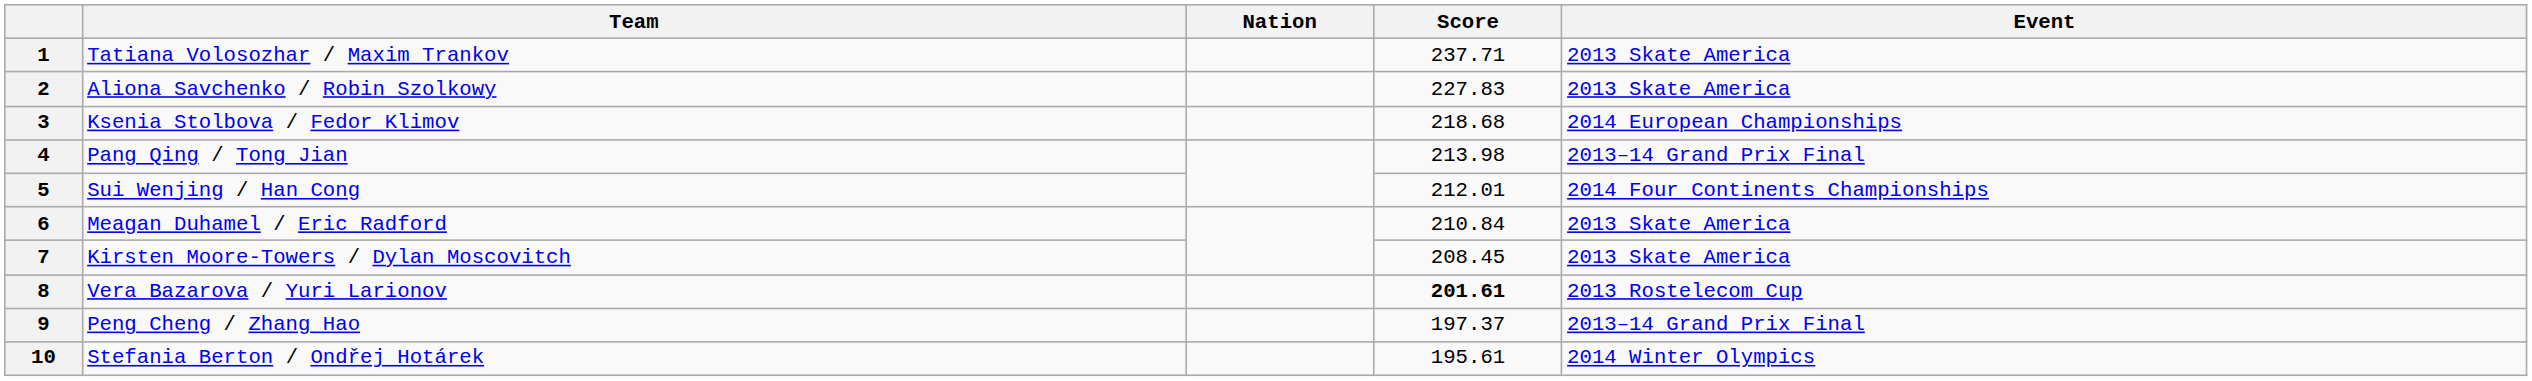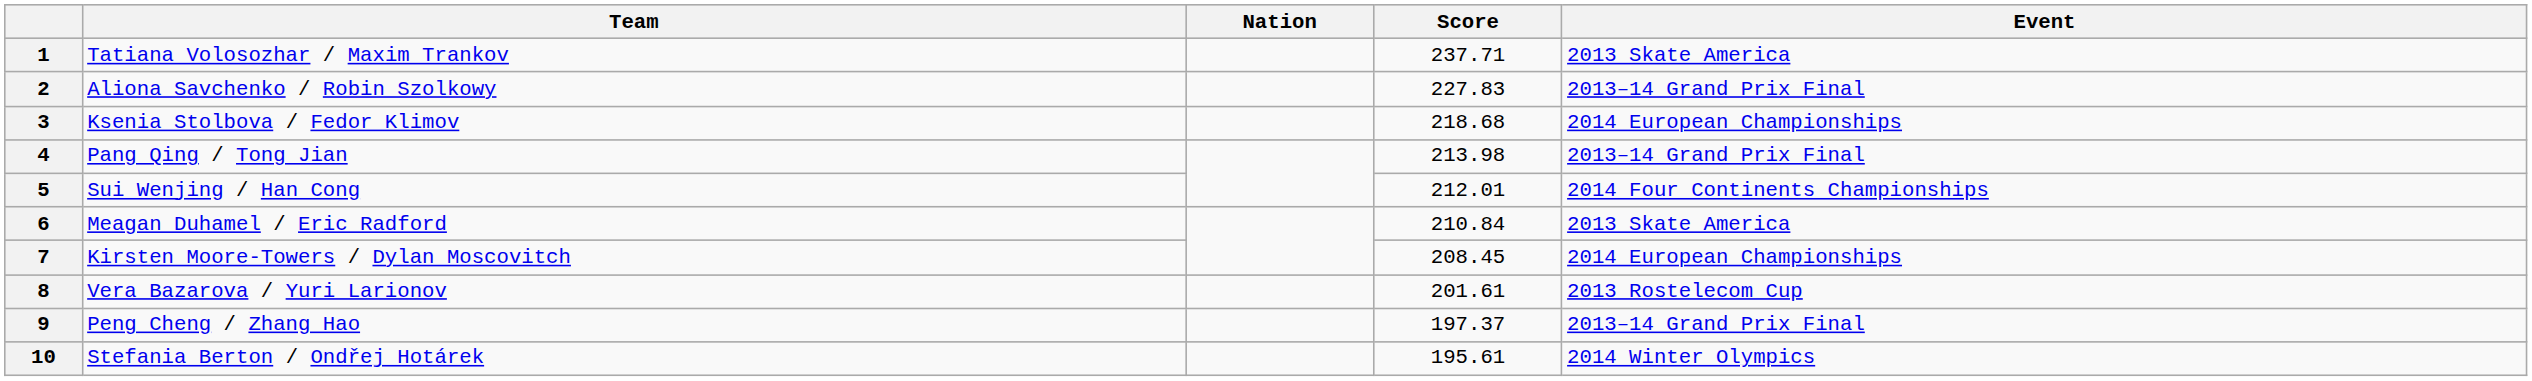(1679, 89) 2013 Skate America -> (1716, 89) 2013–14 Grand Prix Final
(1679, 257) 2013 Skate America -> (1735, 257) 2014 European Championships
(1468, 291) bold -> (1468, 291) normal
